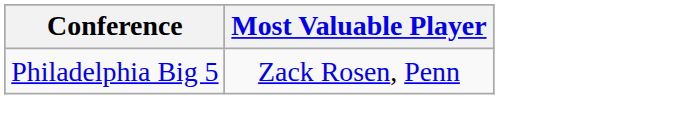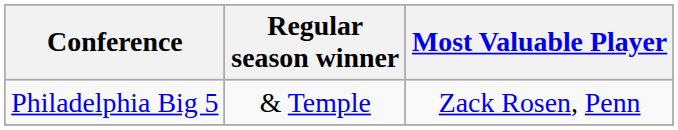+ column: (315, 42)
